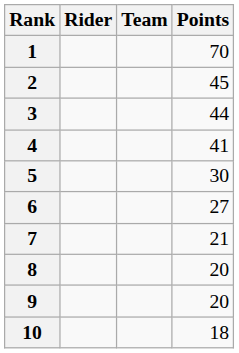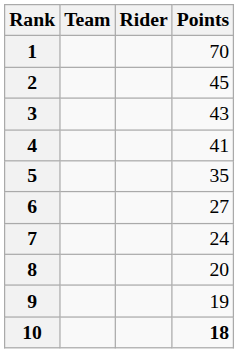columns swapped: (88, 20) <-> (144, 20)
(219, 113) 44 -> (219, 113) 43
(219, 176) 30 -> (219, 176) 35
(219, 238) 21 -> (219, 238) 24
(219, 301) 20 -> (219, 301) 19
(219, 332) normal -> (219, 332) bold
